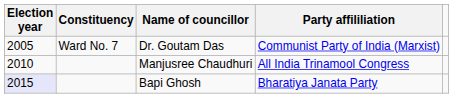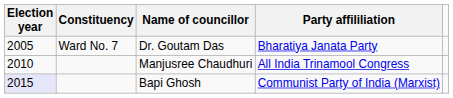(349, 45) Communist Party of India (Marxist) -> (318, 45) Bharatiya Janata Party
(318, 83) Bharatiya Janata Party -> (349, 83) Communist Party of India (Marxist)
